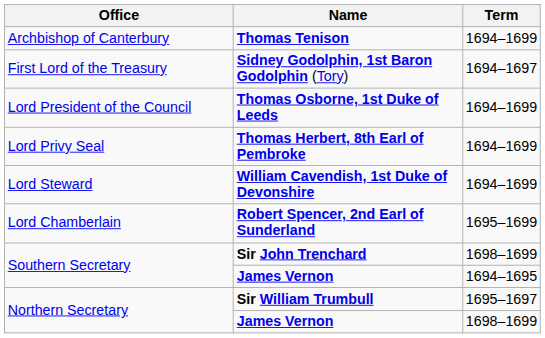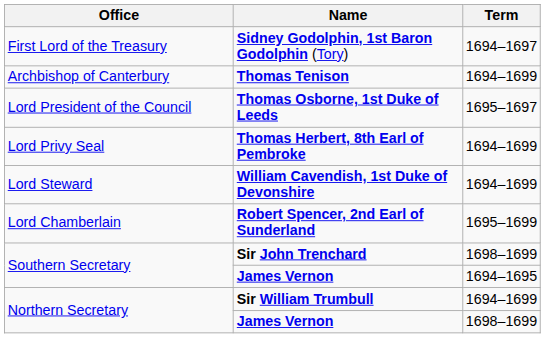rows swapped: (88, 38) <-> (87, 68)
(501, 107) 1694–1699 -> (501, 107) 1695–1697
(501, 299) 1695–1697 -> (501, 299) 1694–1699
